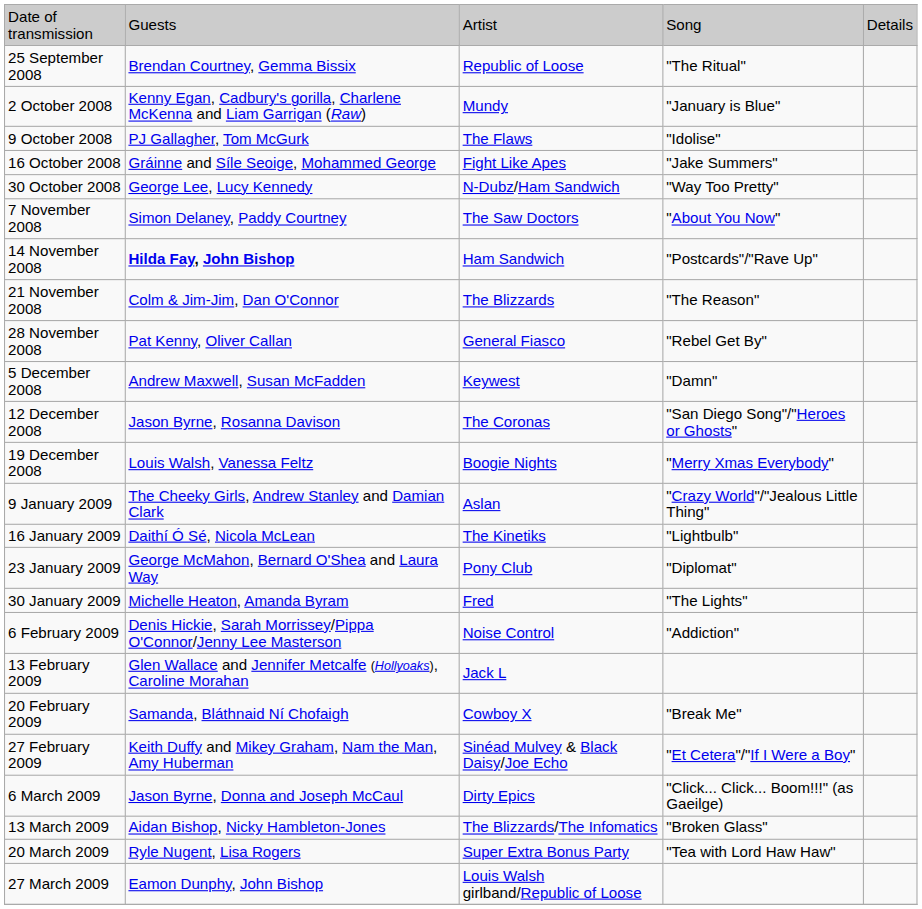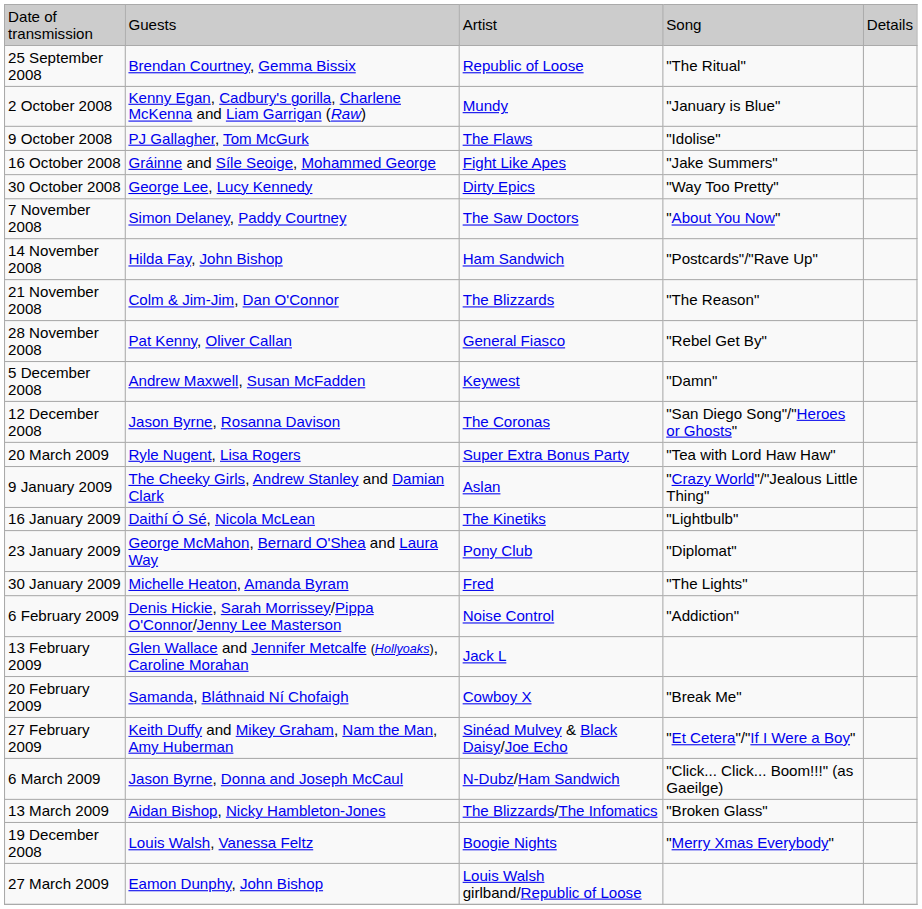(541, 187) N-Dubz/Ham Sandwich -> (499, 187) Dirty Epics
(211, 260) bold -> (206, 260) normal
rows swapped: (53, 463) <-> (58, 852)
(499, 796) Dirty Epics -> (541, 779) N-Dubz/Ham Sandwich
